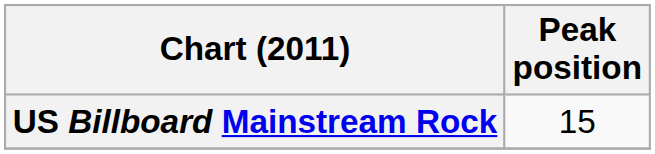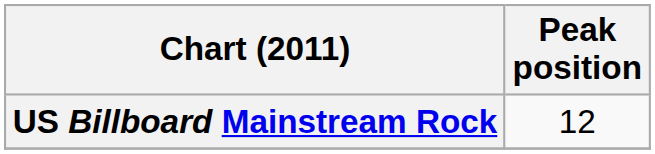(577, 121) 15 -> (577, 121) 12
